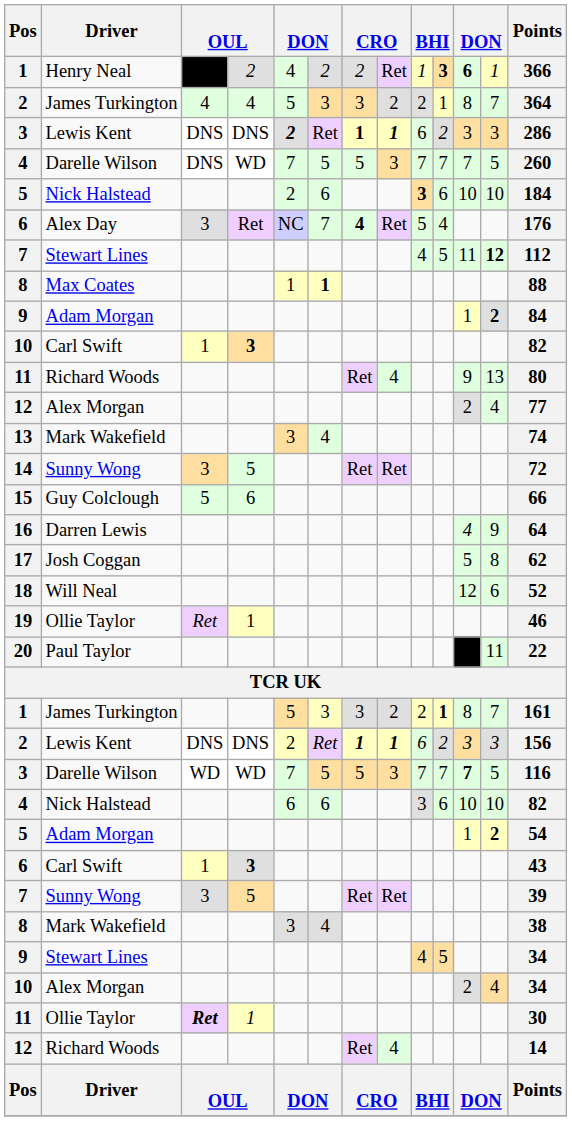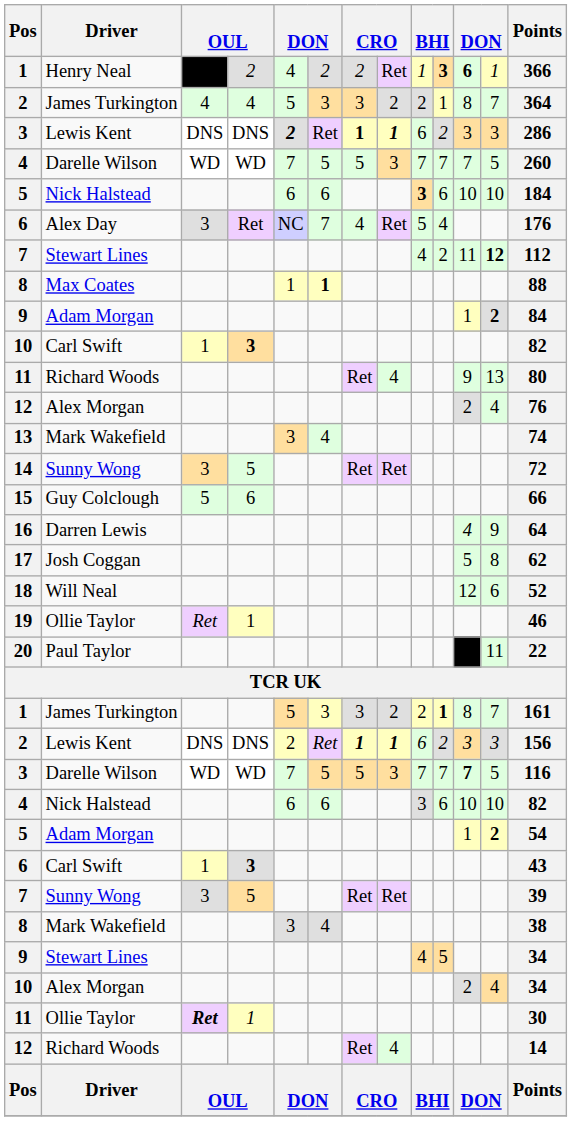(205, 163) DNS -> (205, 163) WD
(291, 193) 2 -> (291, 193) 6
(360, 224) bold -> (360, 224) normal
(443, 254) 5 -> (443, 254) 2
(537, 407) 77 -> (537, 407) 76
